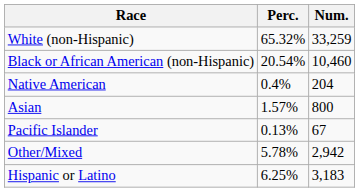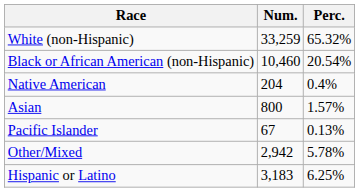columns swapped: (332, 15) <-> (283, 15)
